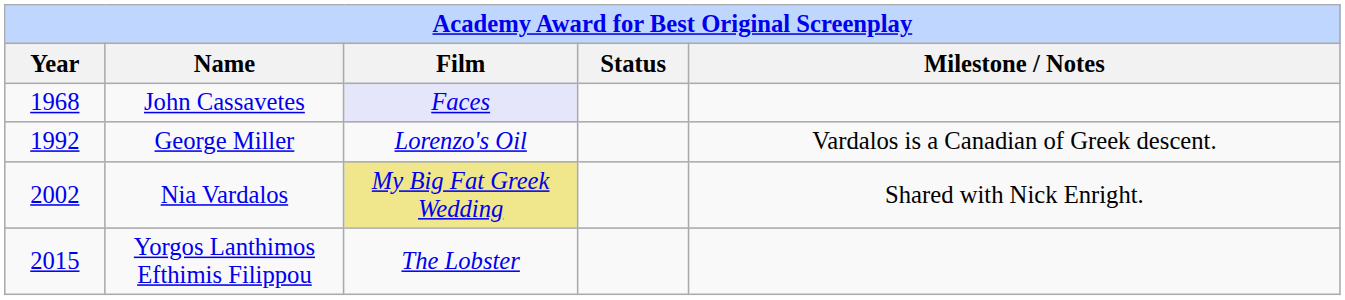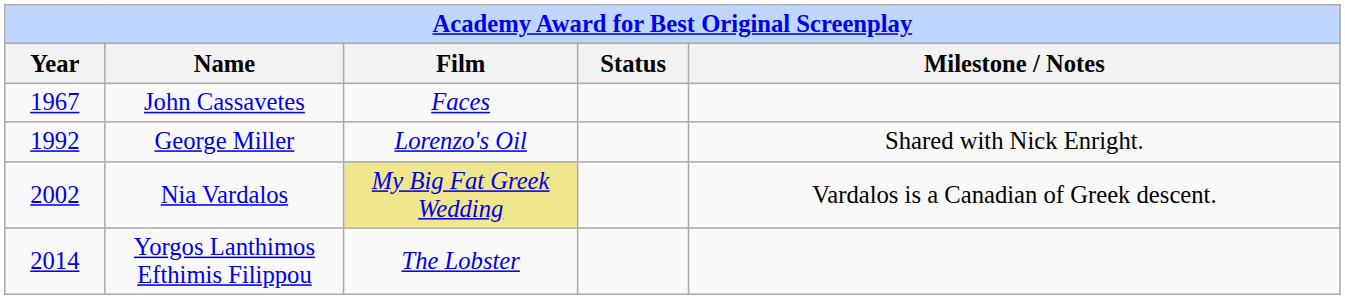(55, 102) 1968 -> (55, 102) 1967
(461, 102) lavender background -> (461, 102) no background
(1014, 141) Vardalos is a Canadian of Greek descent. -> (1014, 141) Shared with Nick Enright.
(1014, 194) Shared with Nick Enright. -> (1014, 194) Vardalos is a Canadian of Greek descent.
(55, 261) 2015 -> (55, 261) 2014
